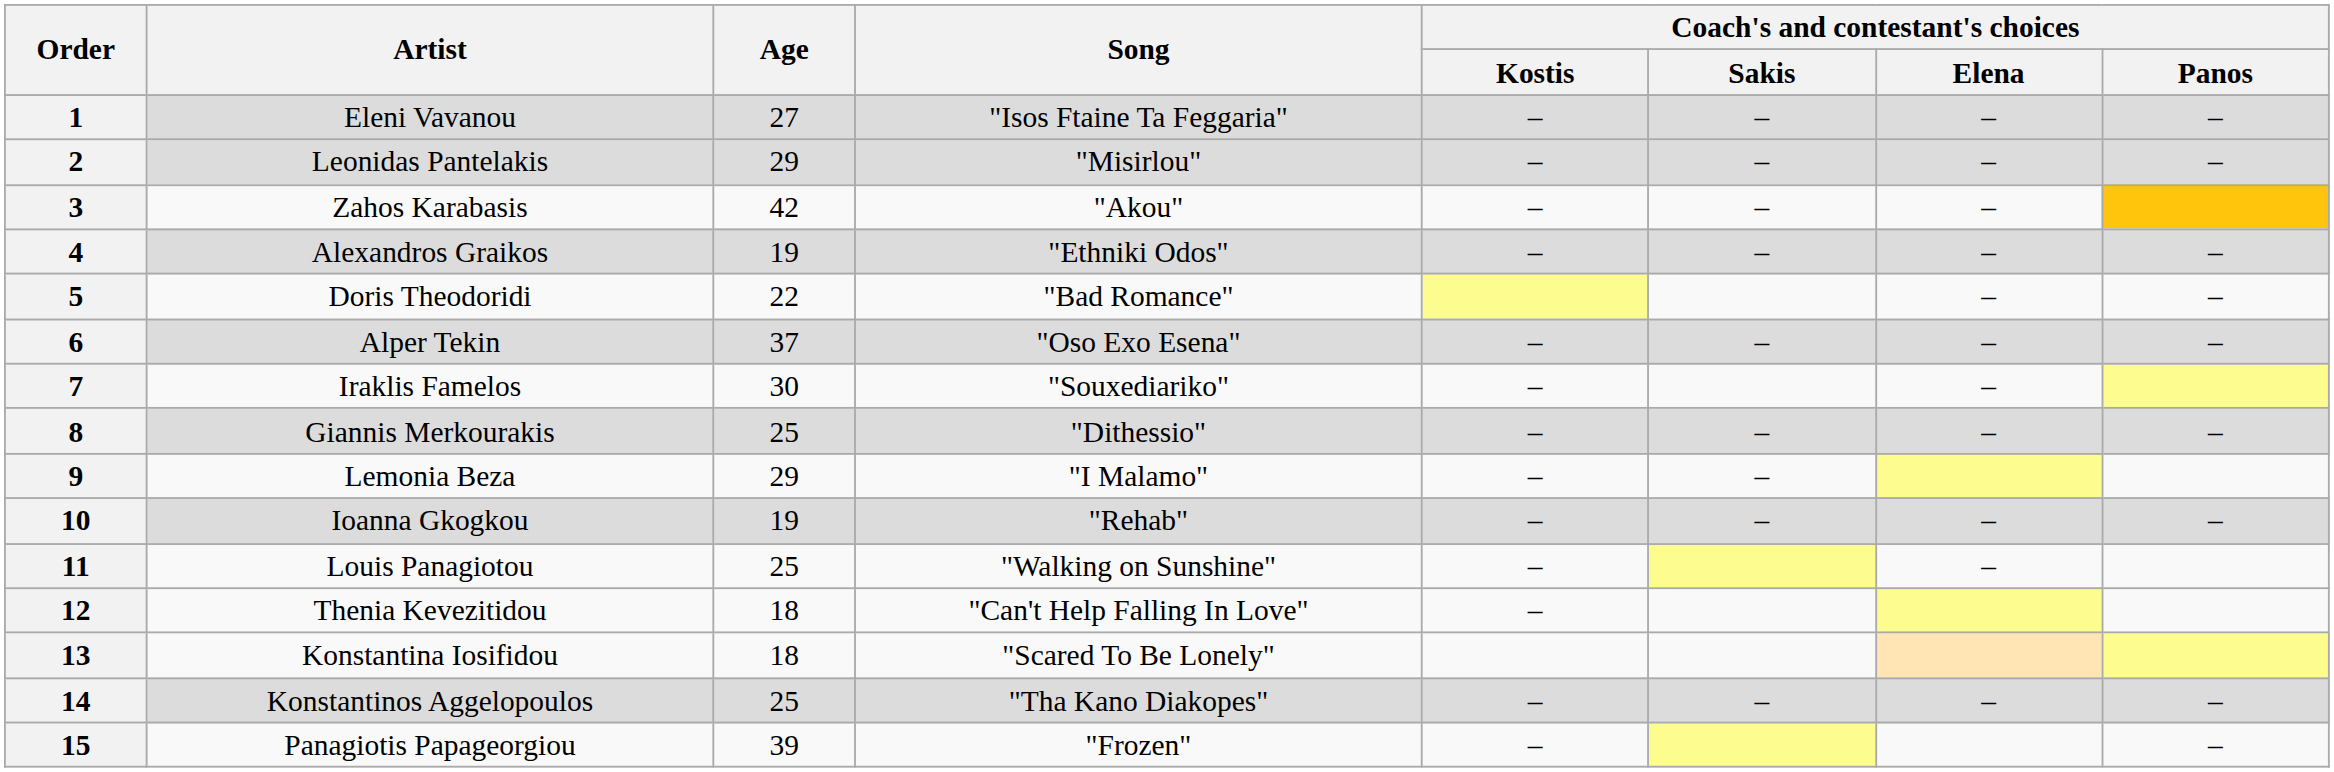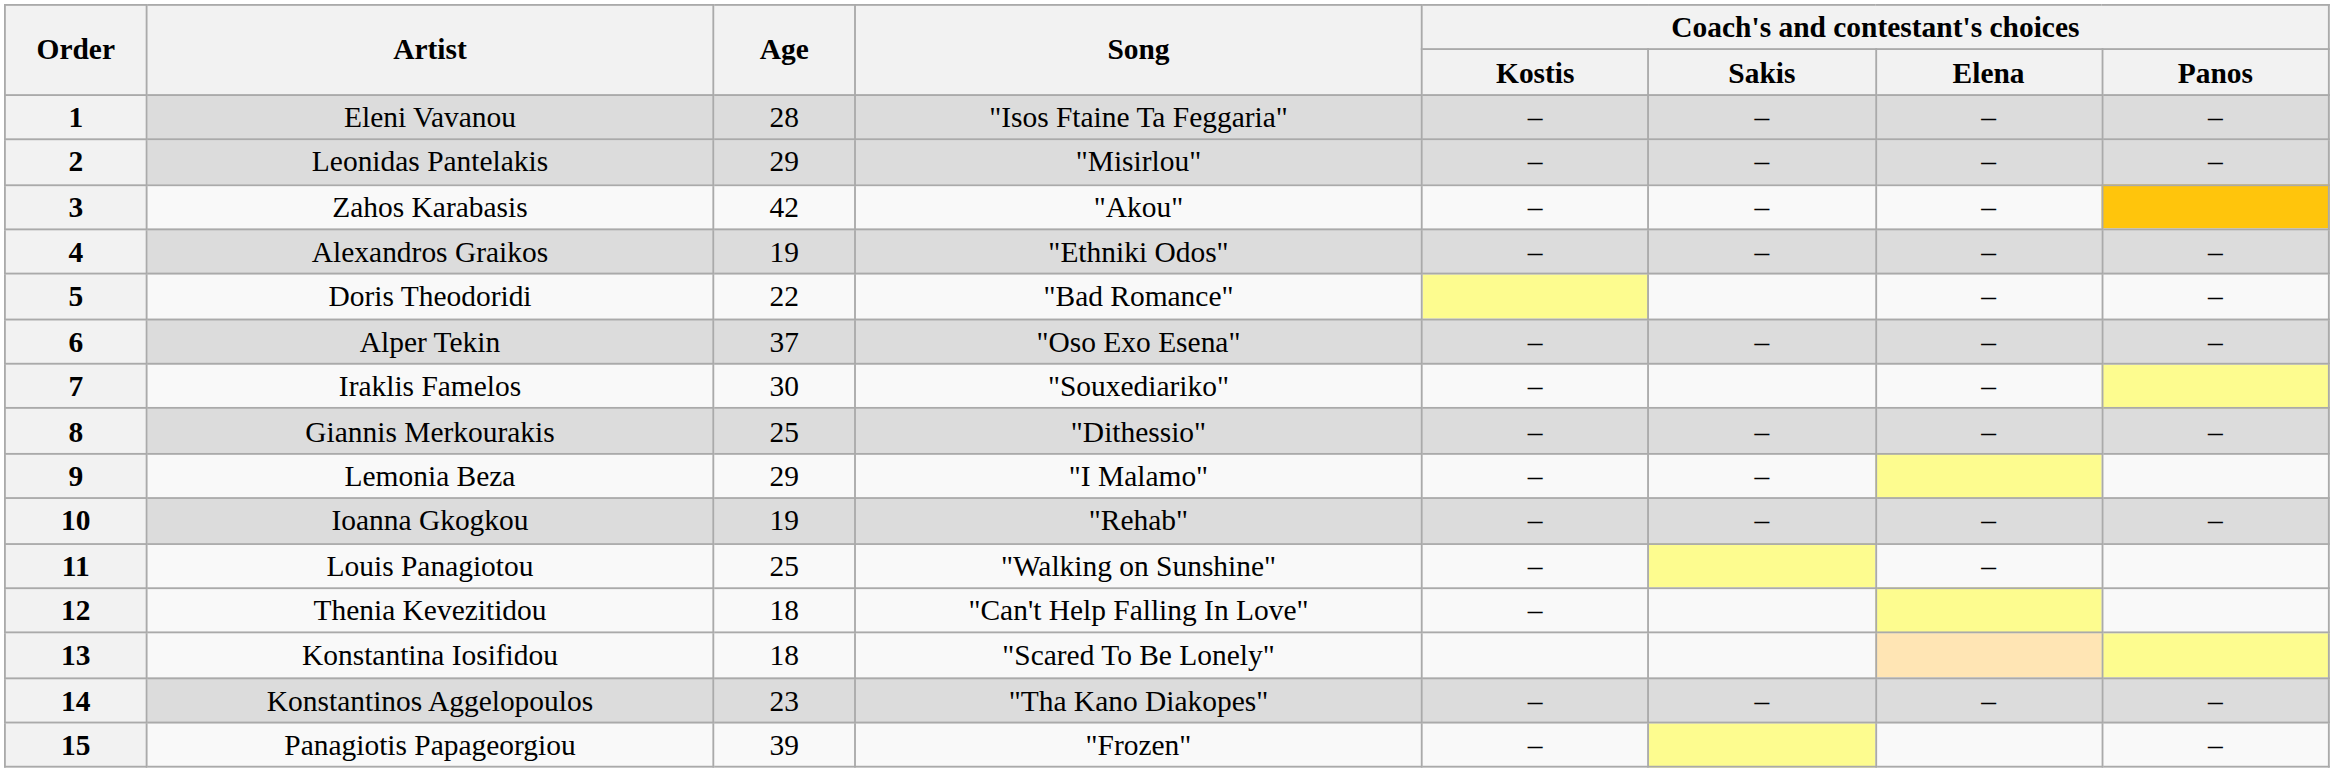(784, 117) 27 -> (784, 117) 28
(784, 700) 25 -> (784, 700) 23
